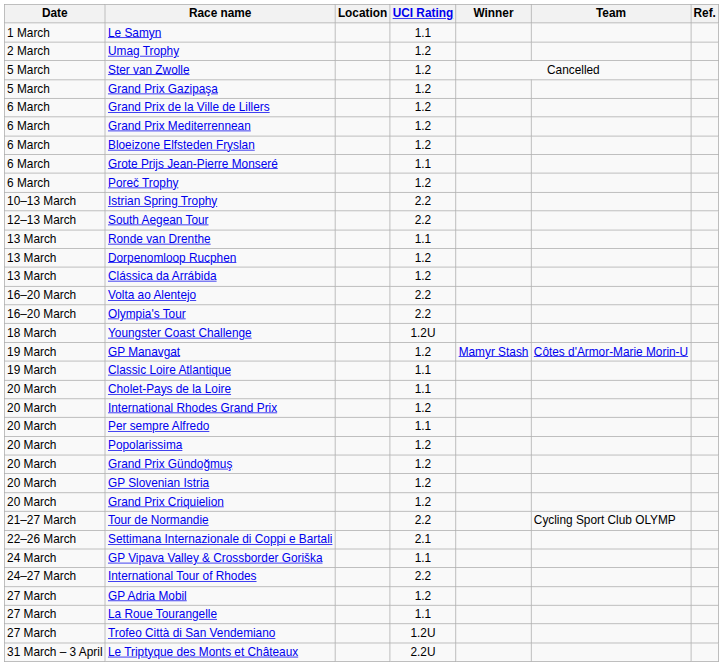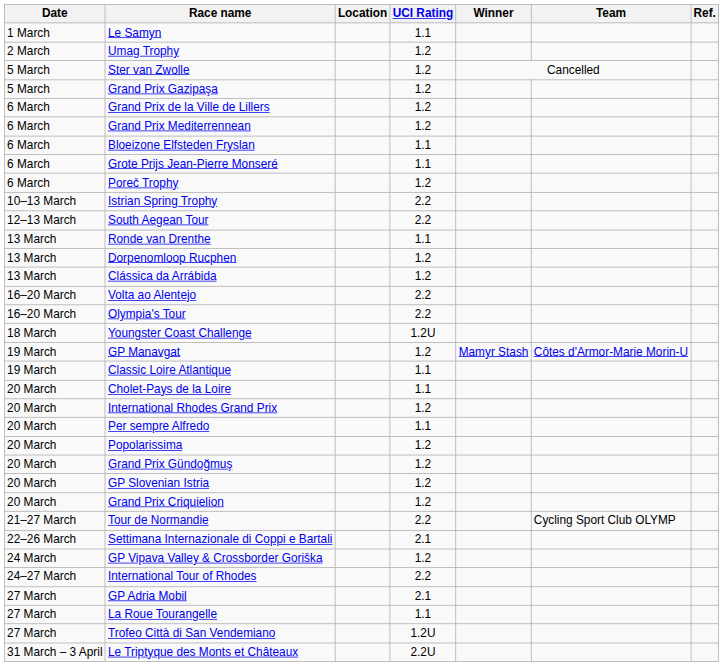(423, 145) 1.2 -> (423, 145) 1.1
(423, 558) 1.1 -> (423, 558) 1.2
(423, 595) 1.2 -> (423, 595) 2.1
